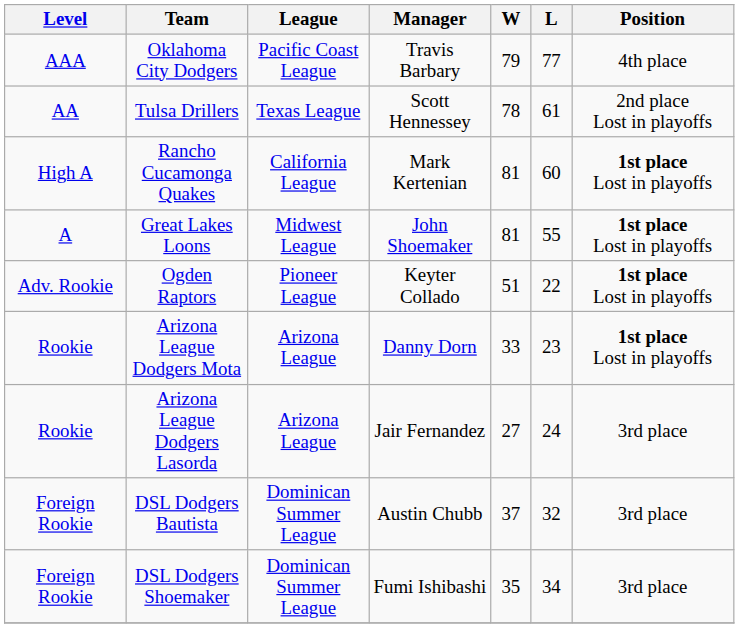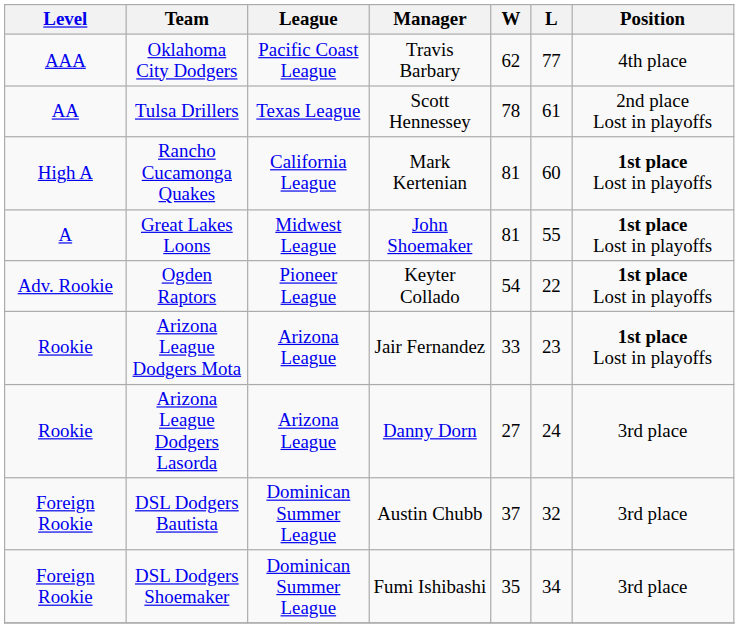(511, 60) 79 -> (511, 60) 62
(511, 286) 51 -> (511, 286) 54
(430, 347) Danny Dorn -> (430, 347) Jair Fernandez
(430, 430) Jair Fernandez -> (430, 430) Danny Dorn
